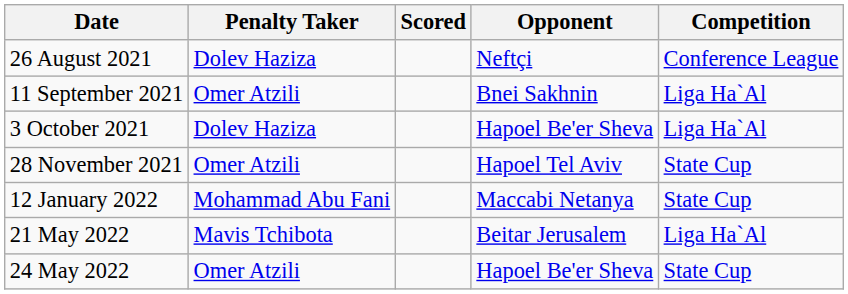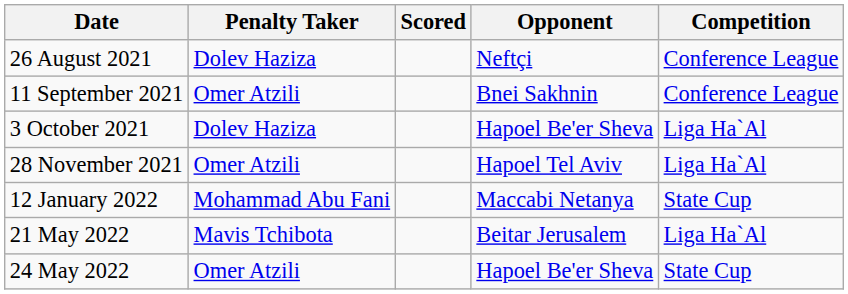(715, 93) Liga Ha`Al -> (751, 93) Conference League
(707, 164) State Cup -> (715, 164) Liga Ha`Al
